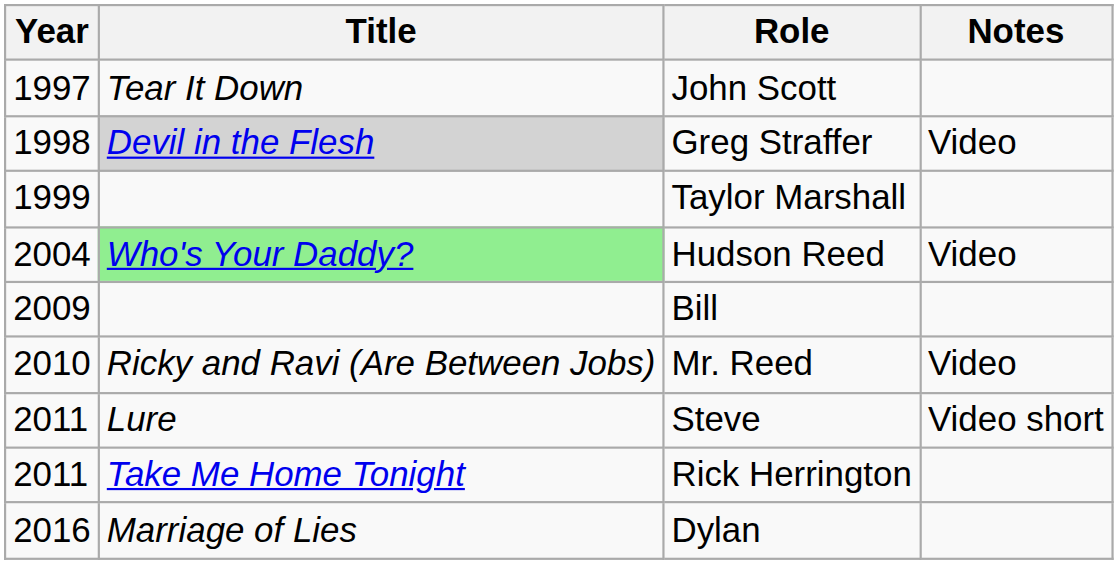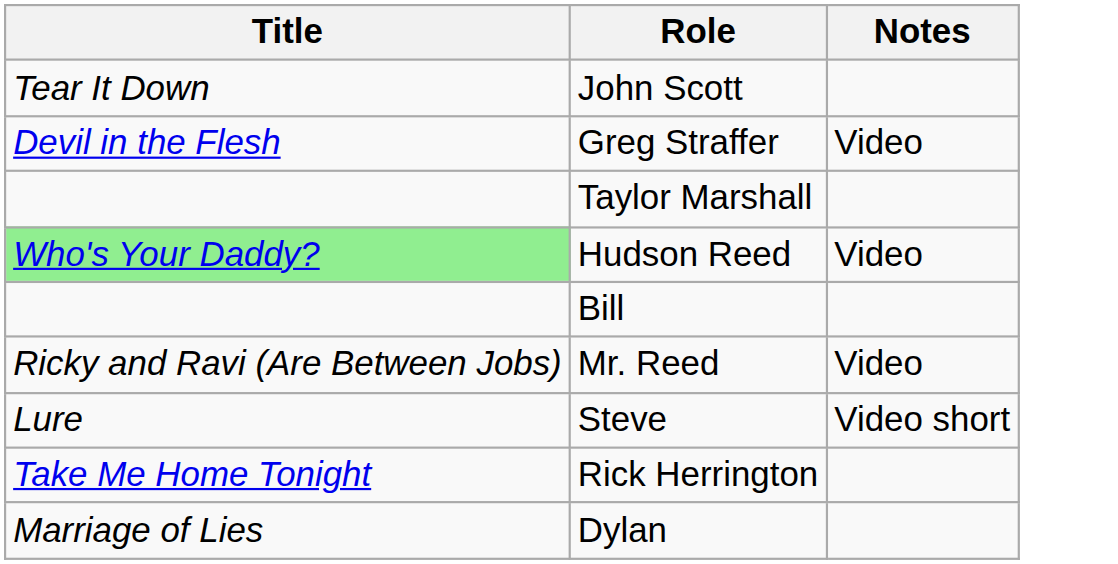- column: (52, 32)
(241, 142) lightgrey background -> (147, 142) no background
